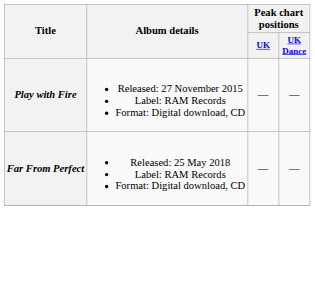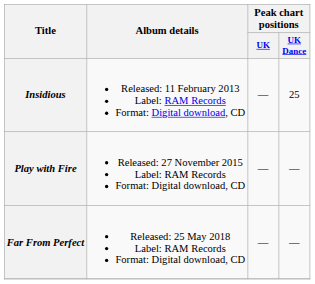+ row: (45, 95)
